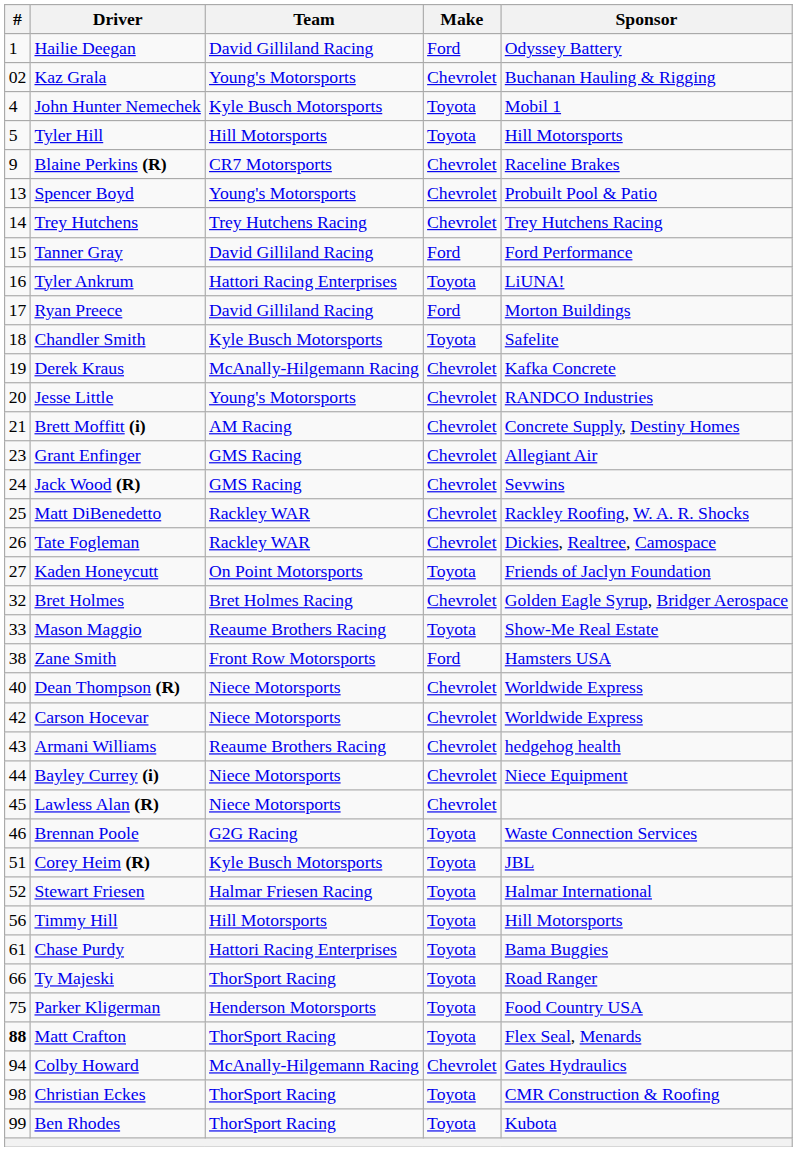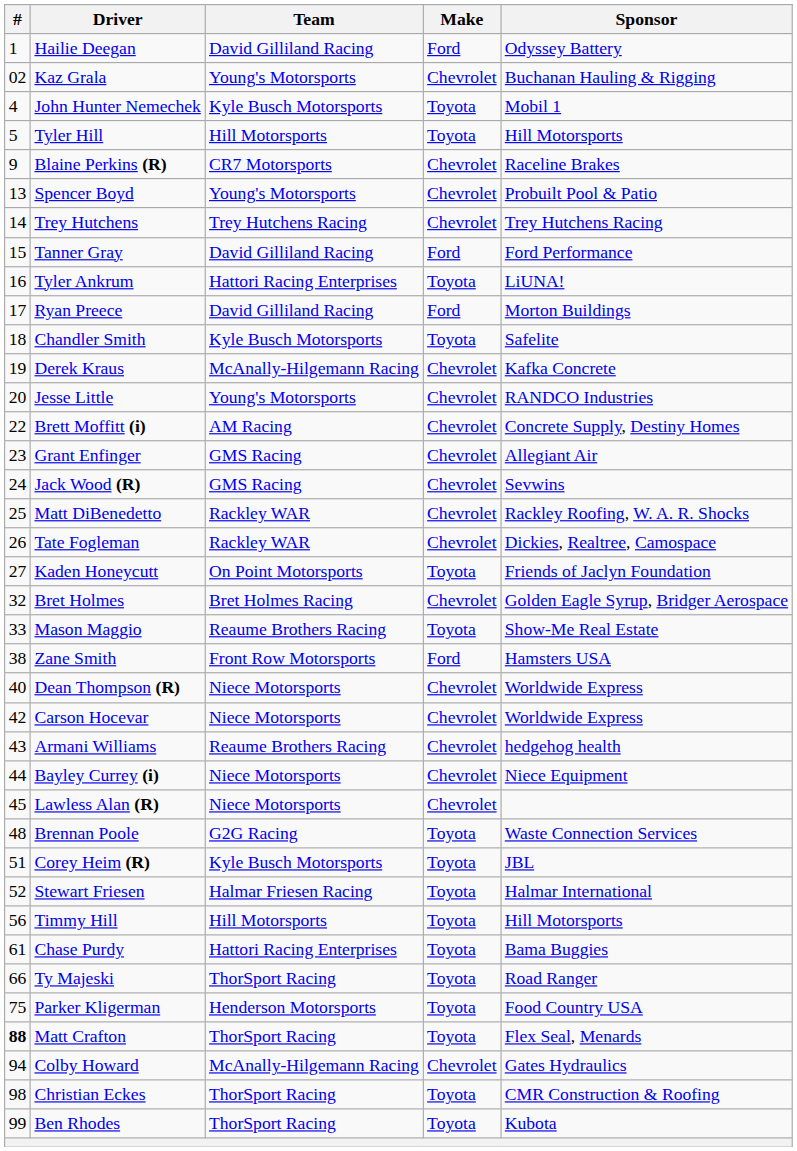(17, 426) 21 -> (17, 426) 22
(17, 833) 46 -> (17, 833) 48
